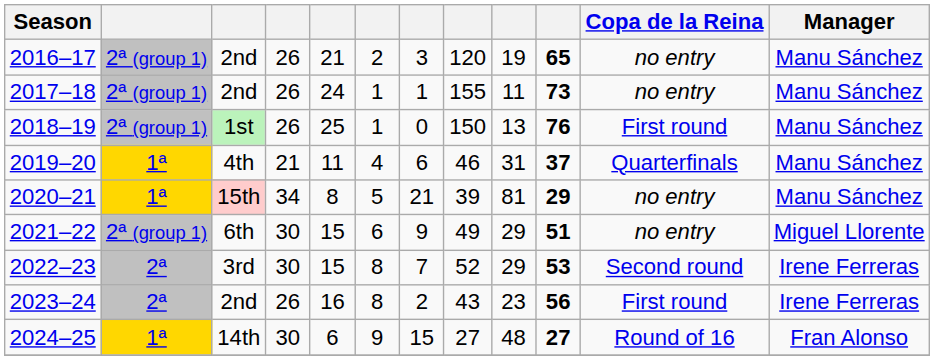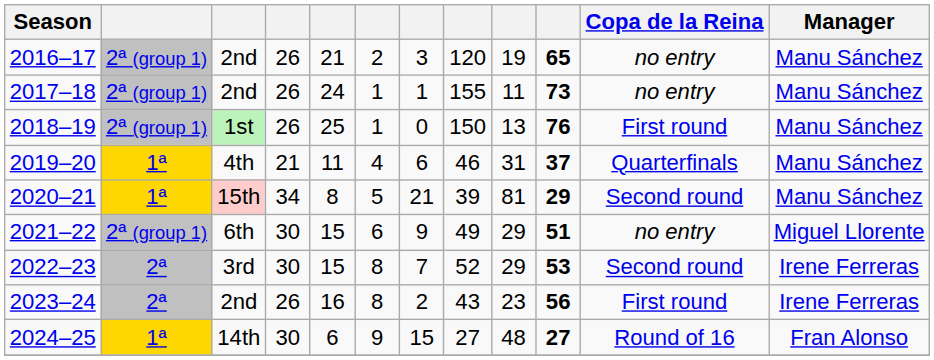(675, 197) no entry -> (675, 197) Second round
